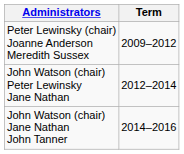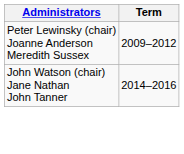- row: (56, 85)
